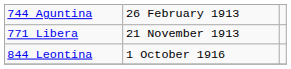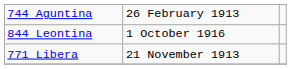rows swapped: (43, 34) <-> (50, 54)
